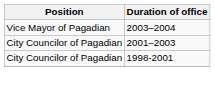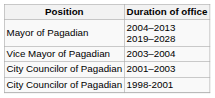+ row: (151, 33)
